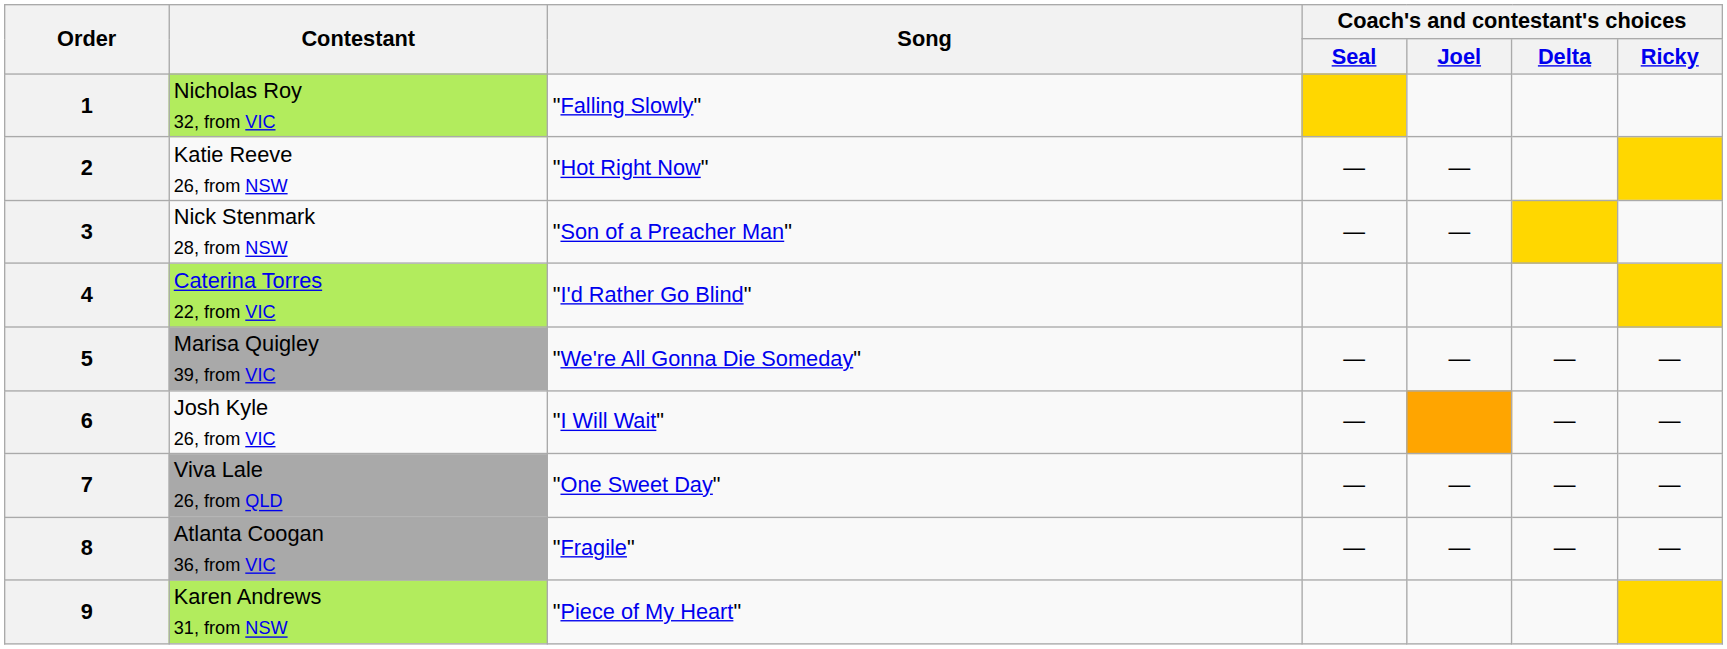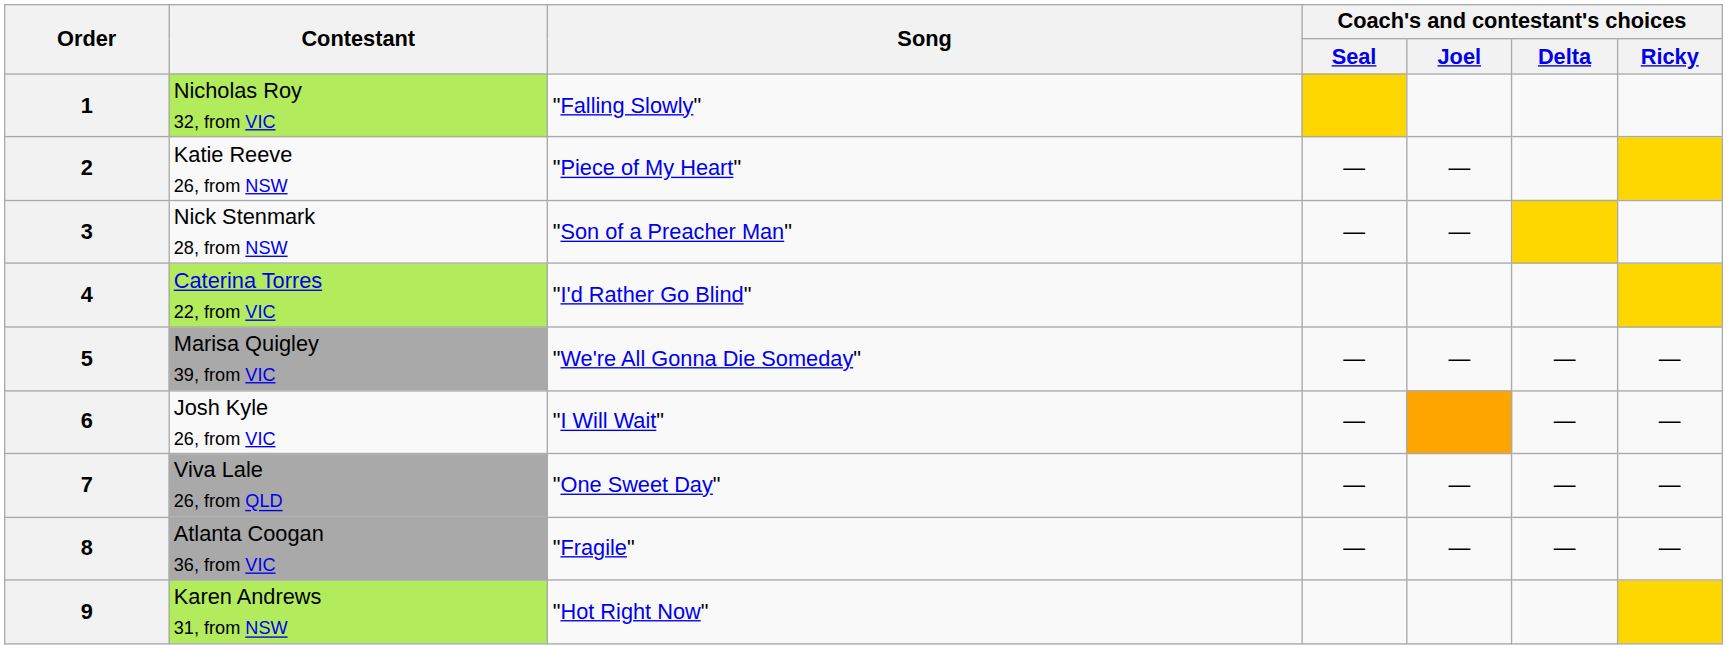(631, 168) "Hot Right Now" -> (647, 168) "Piece of My Heart"
(647, 611) "Piece of My Heart" -> (631, 611) "Hot Right Now"
